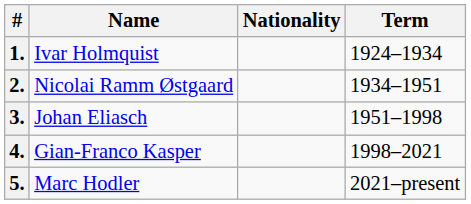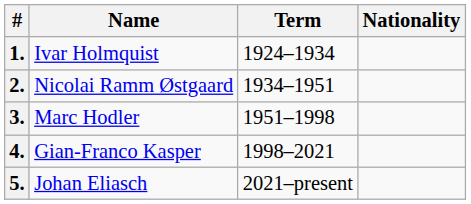columns swapped: (292, 20) <-> (405, 20)
(91, 118) Johan Eliasch -> (87, 118) Marc Hodler
(87, 183) Marc Hodler -> (91, 183) Johan Eliasch
